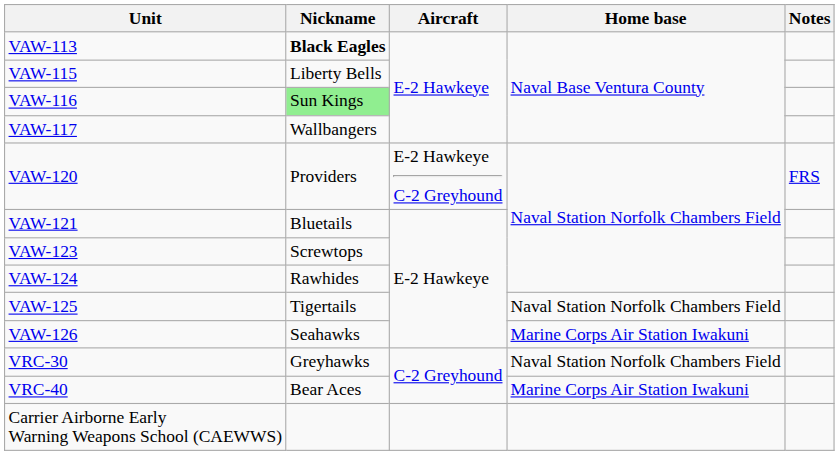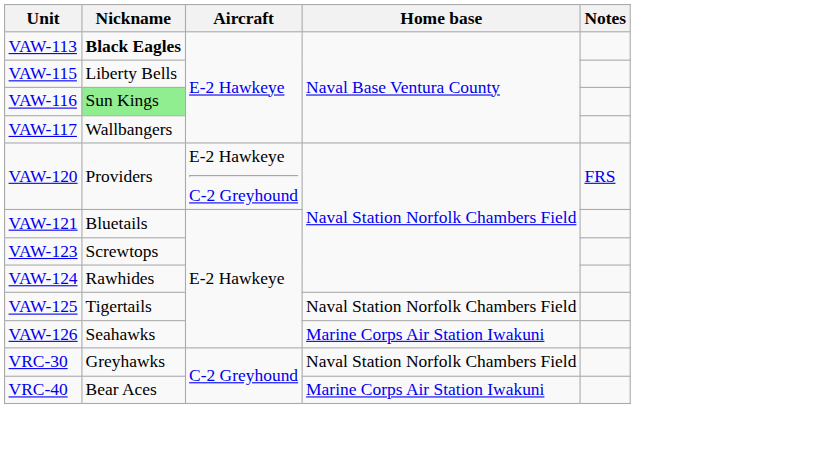- row: (145, 426)
